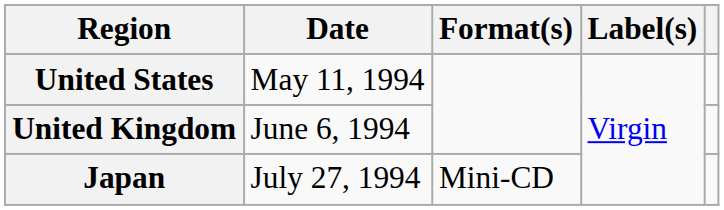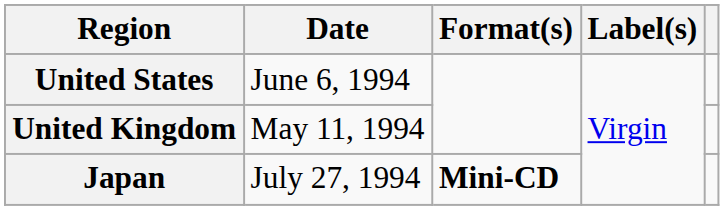(338, 79) May 11, 1994 -> (330, 79) June 6, 1994
(330, 128) June 6, 1994 -> (338, 128) May 11, 1994
(496, 178) normal -> (499, 178) bold
